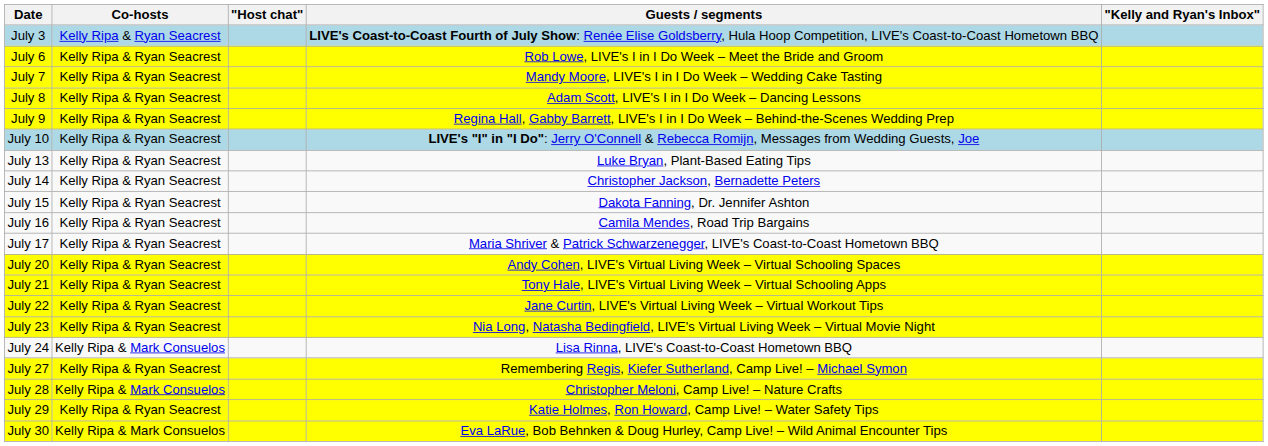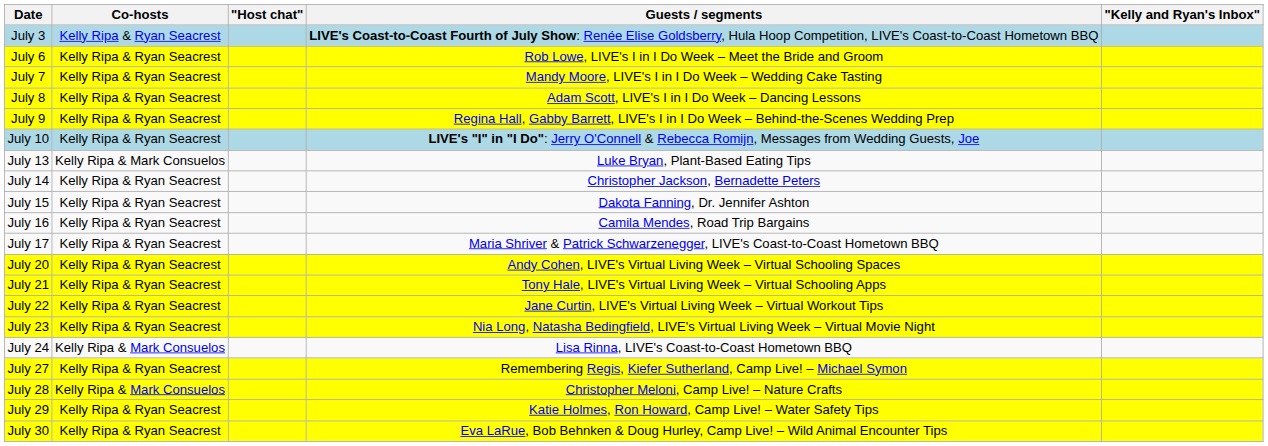(140, 160) Kelly Ripa & Ryan Seacrest -> (140, 160) Kelly Ripa & Mark Consuelos
(140, 431) Kelly Ripa & Mark Consuelos -> (140, 431) Kelly Ripa & Ryan Seacrest
